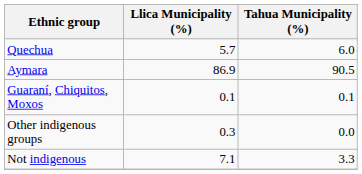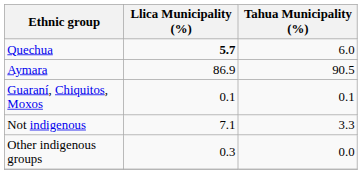(227, 49) normal -> (227, 49) bold
rows swapped: (47, 159) <-> (52, 131)
